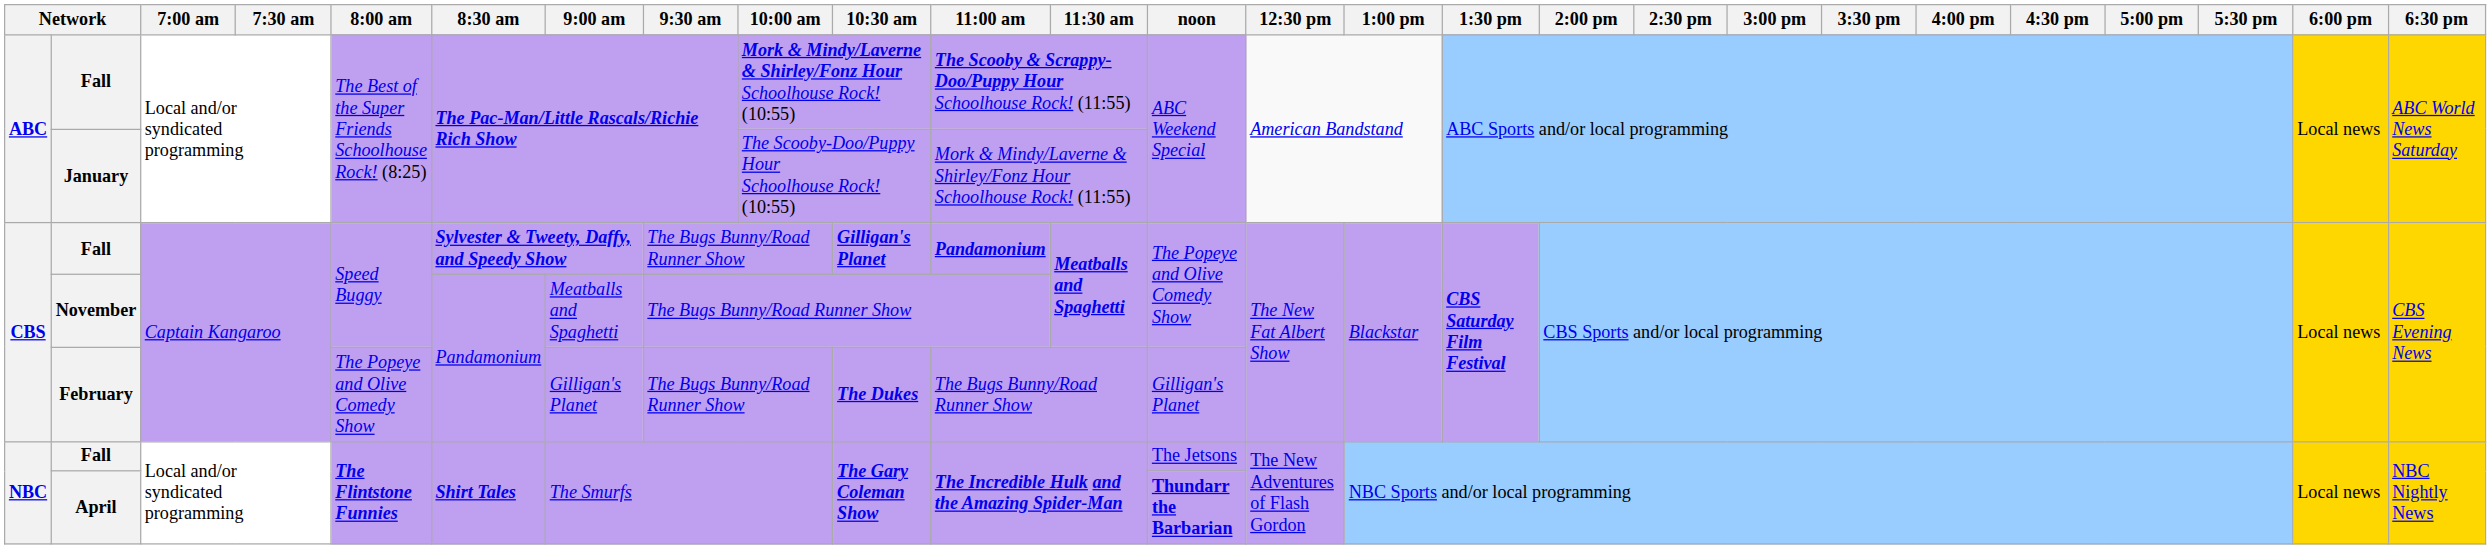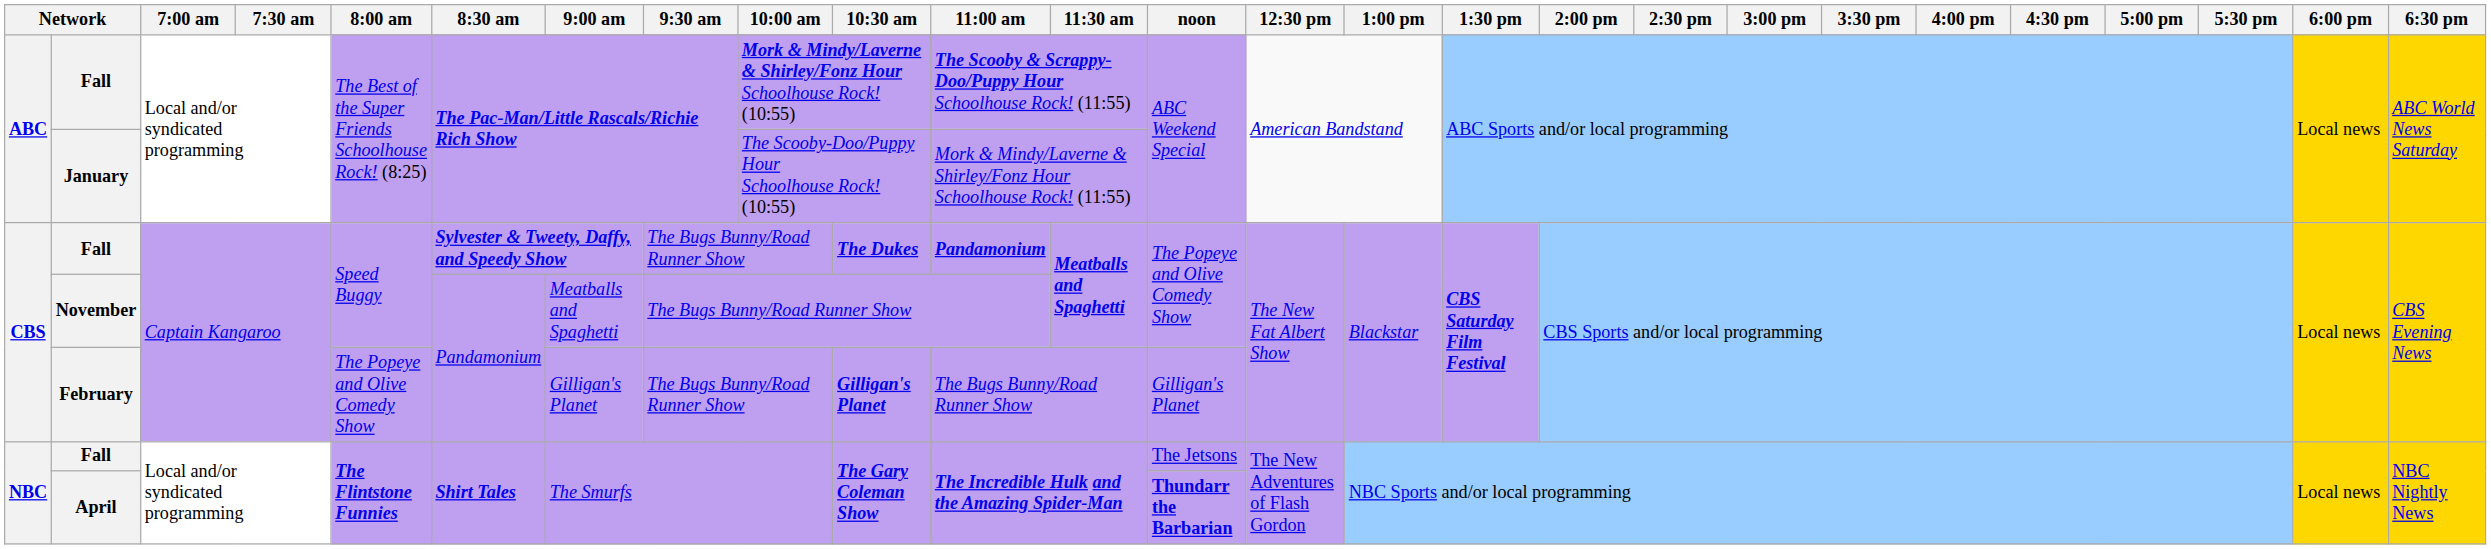(874, 248) Gilligan's Planet -> (878, 248) The Dukes
(878, 394) The Dukes -> (874, 394) Gilligan's Planet
